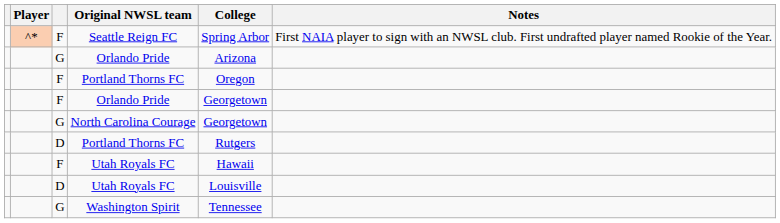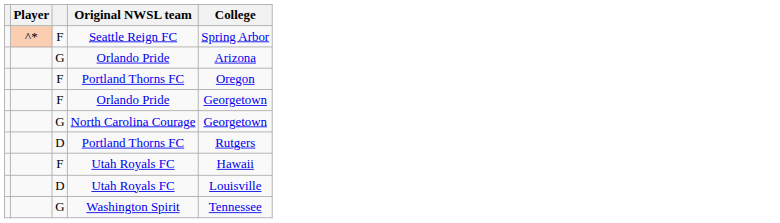- column: (524, 15)
